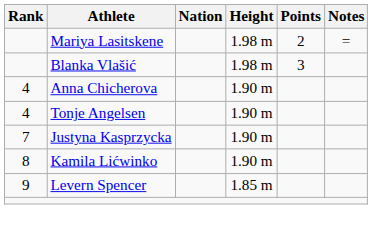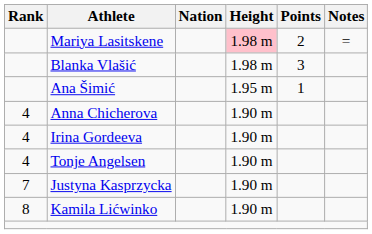(251, 40) no background -> (251, 40) pink background
+ row: (83, 88)
+ row: (96, 137)
- row: (98, 185)
